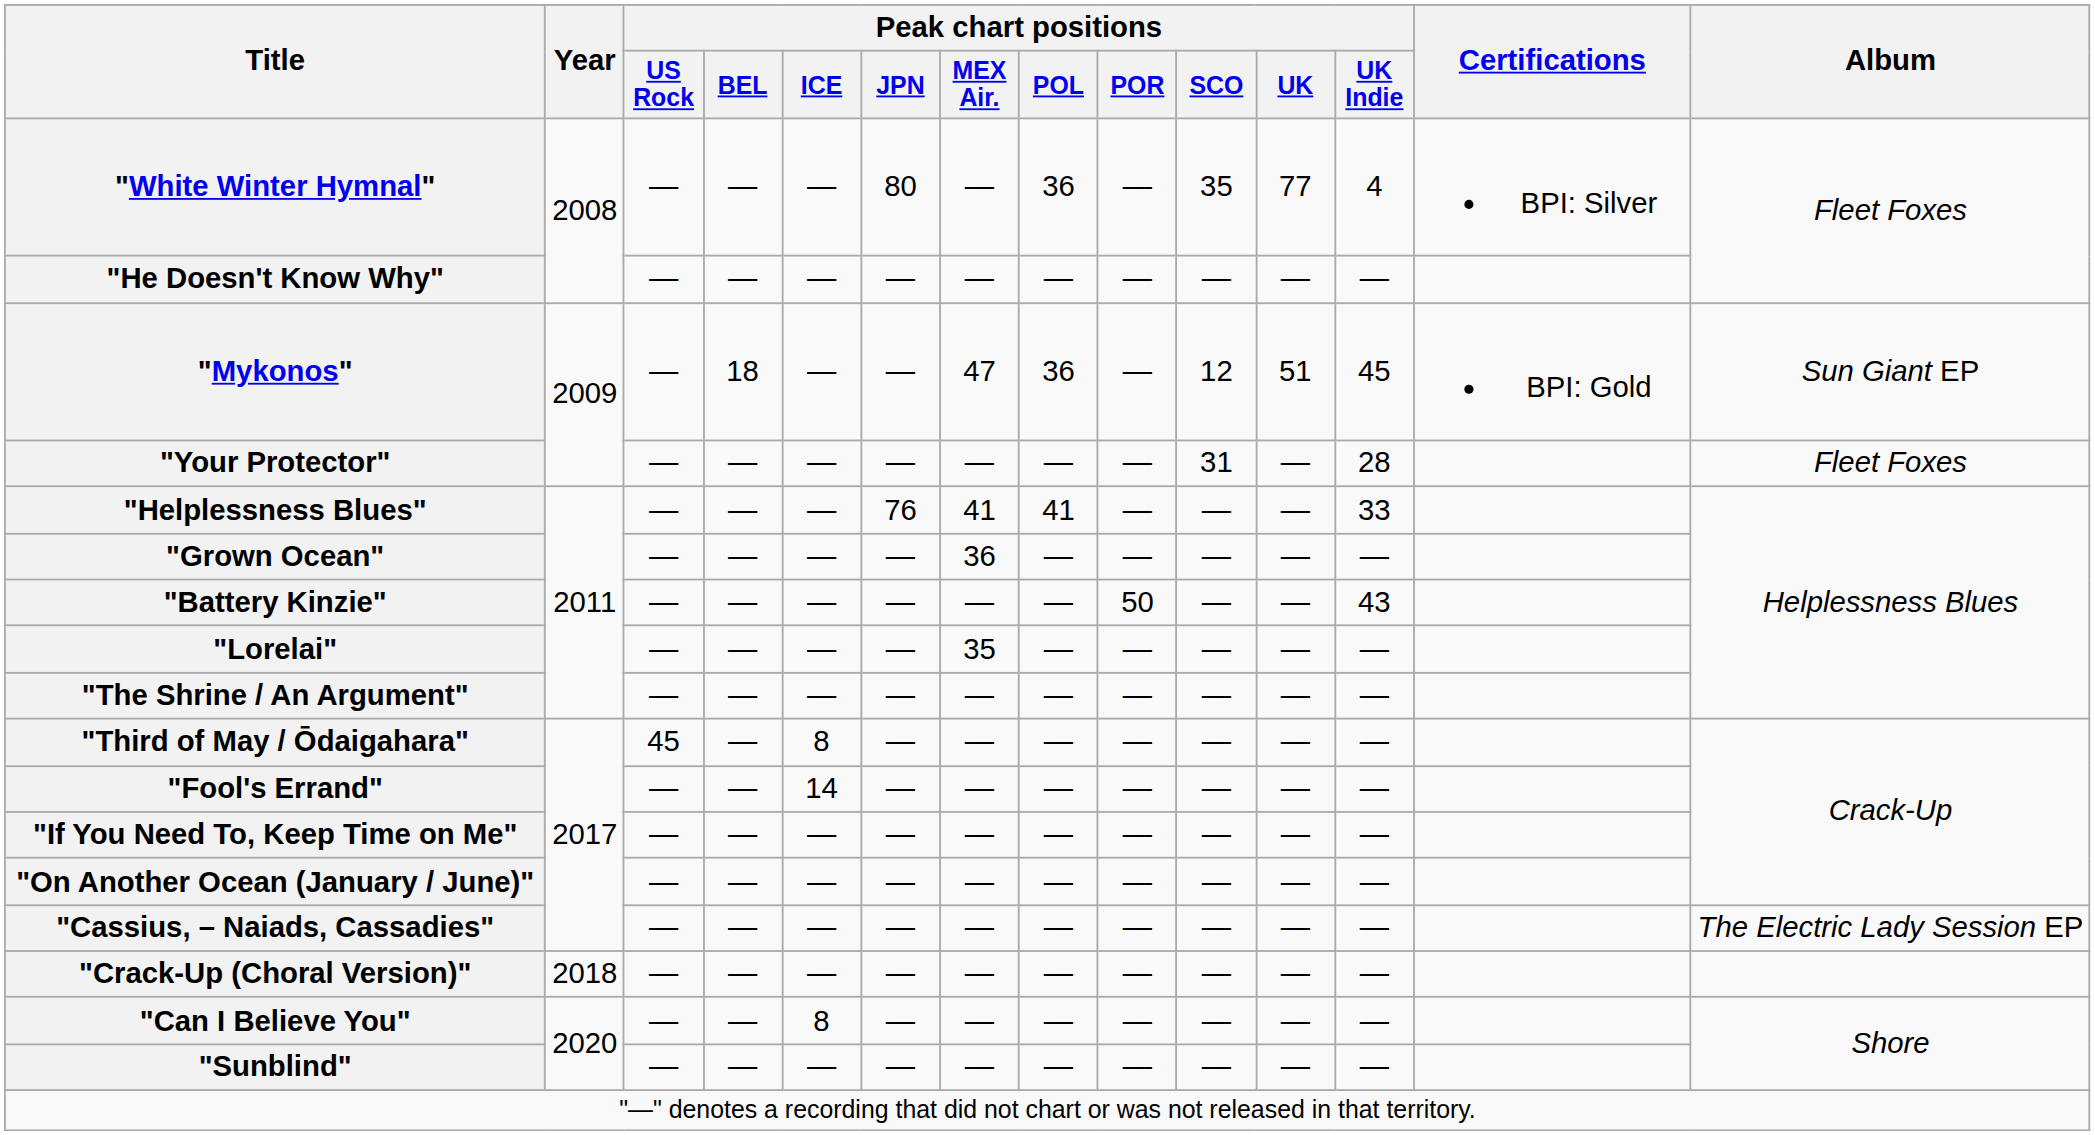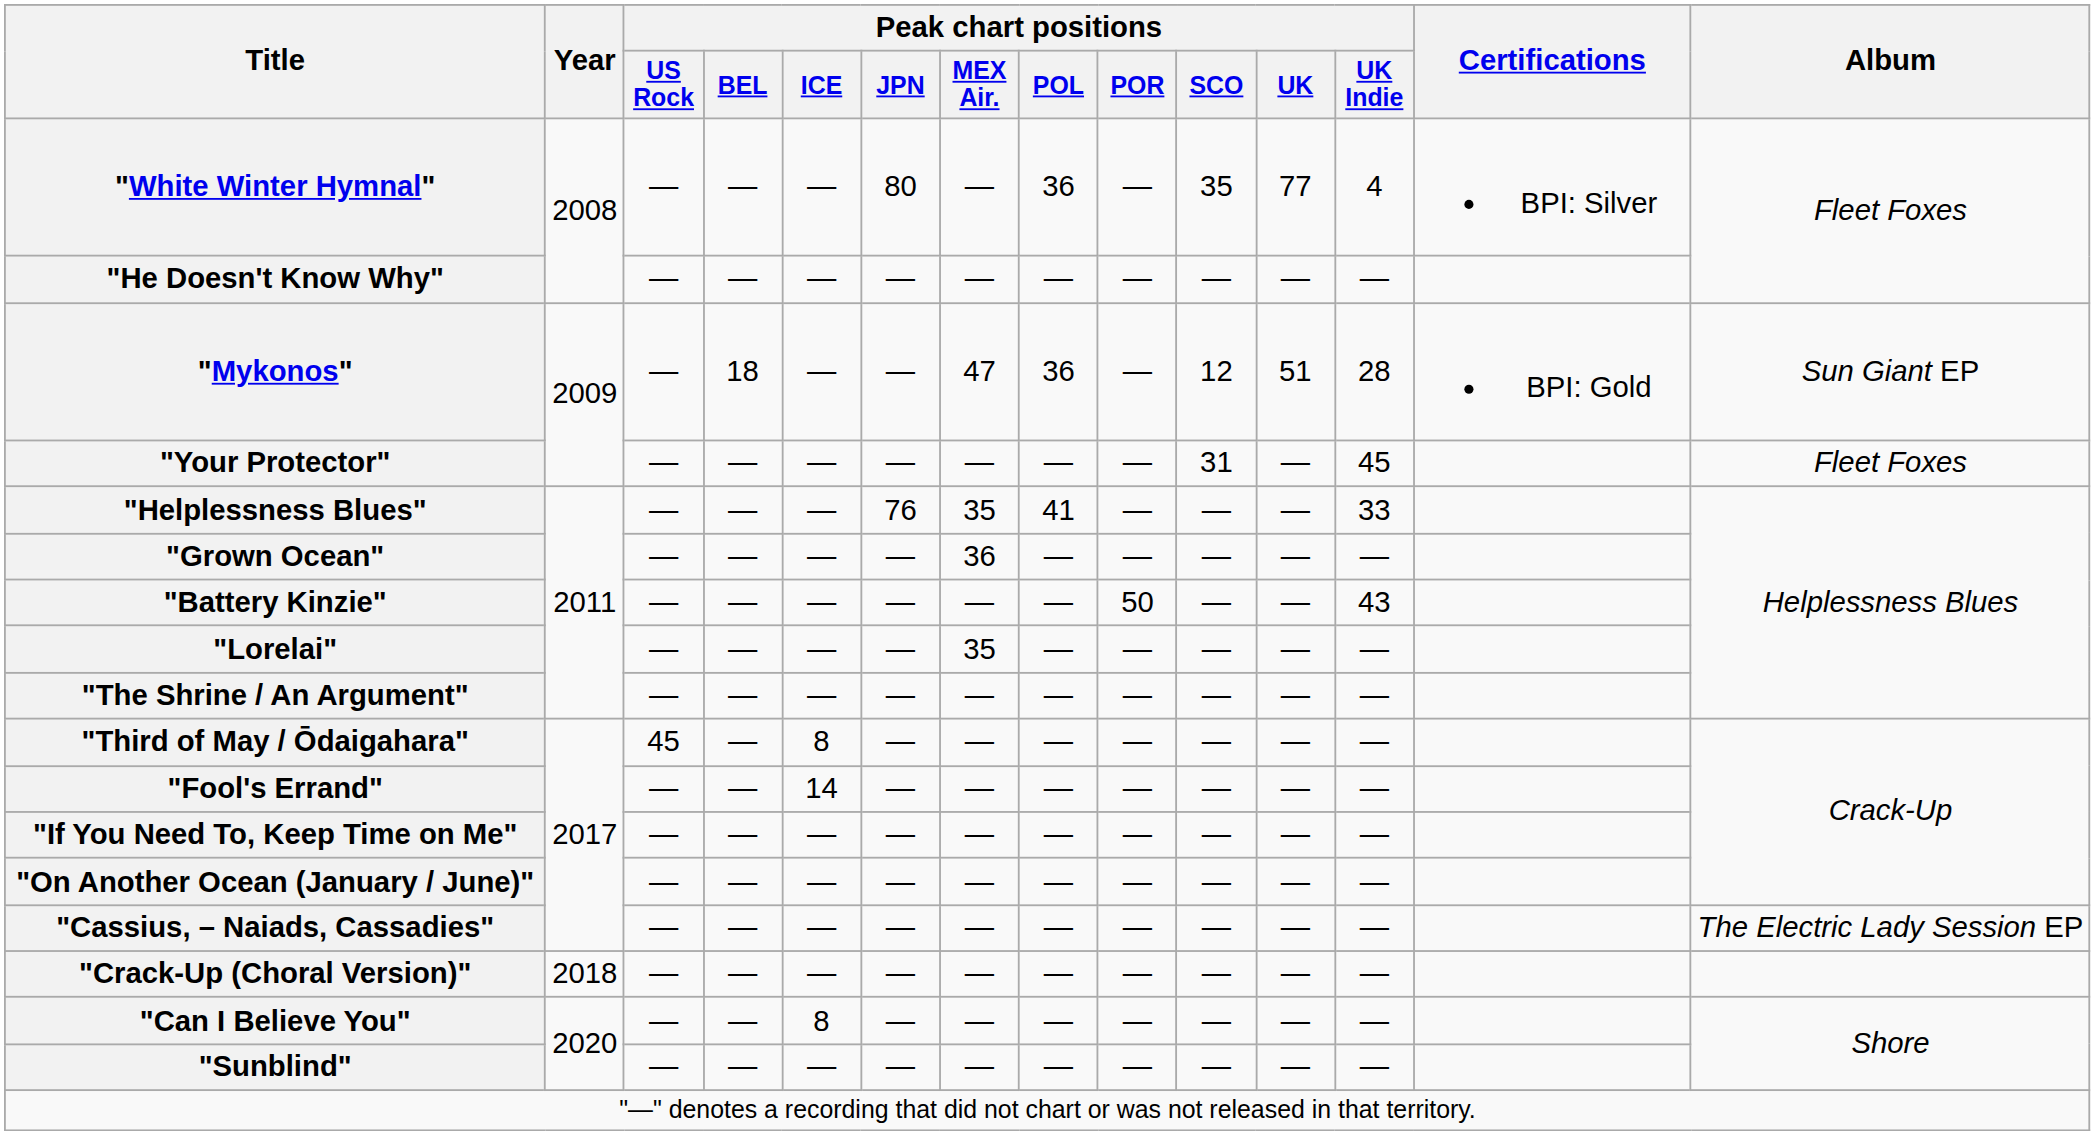(1374, 370) 45 -> (1374, 370) 28
(1374, 463) 28 -> (1374, 463) 45
(979, 509) 41 -> (979, 509) 35
